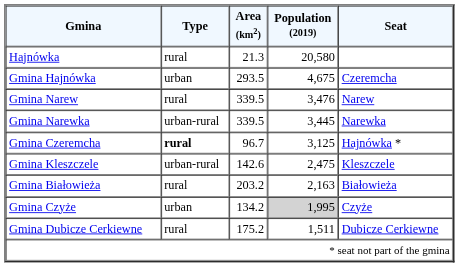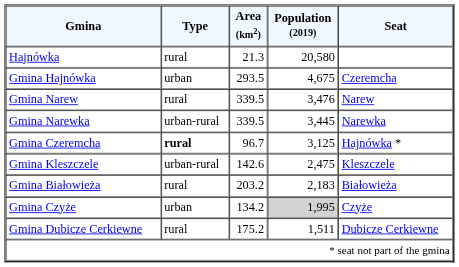(321, 185) 2,163 -> (321, 185) 2,183
